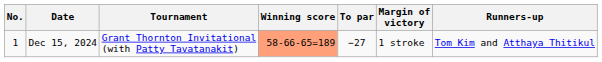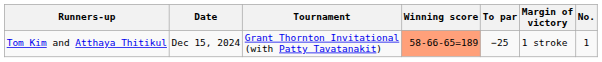columns swapped: (15, 18) <-> (515, 18)
(357, 44) −27 -> (500, 44) −25
